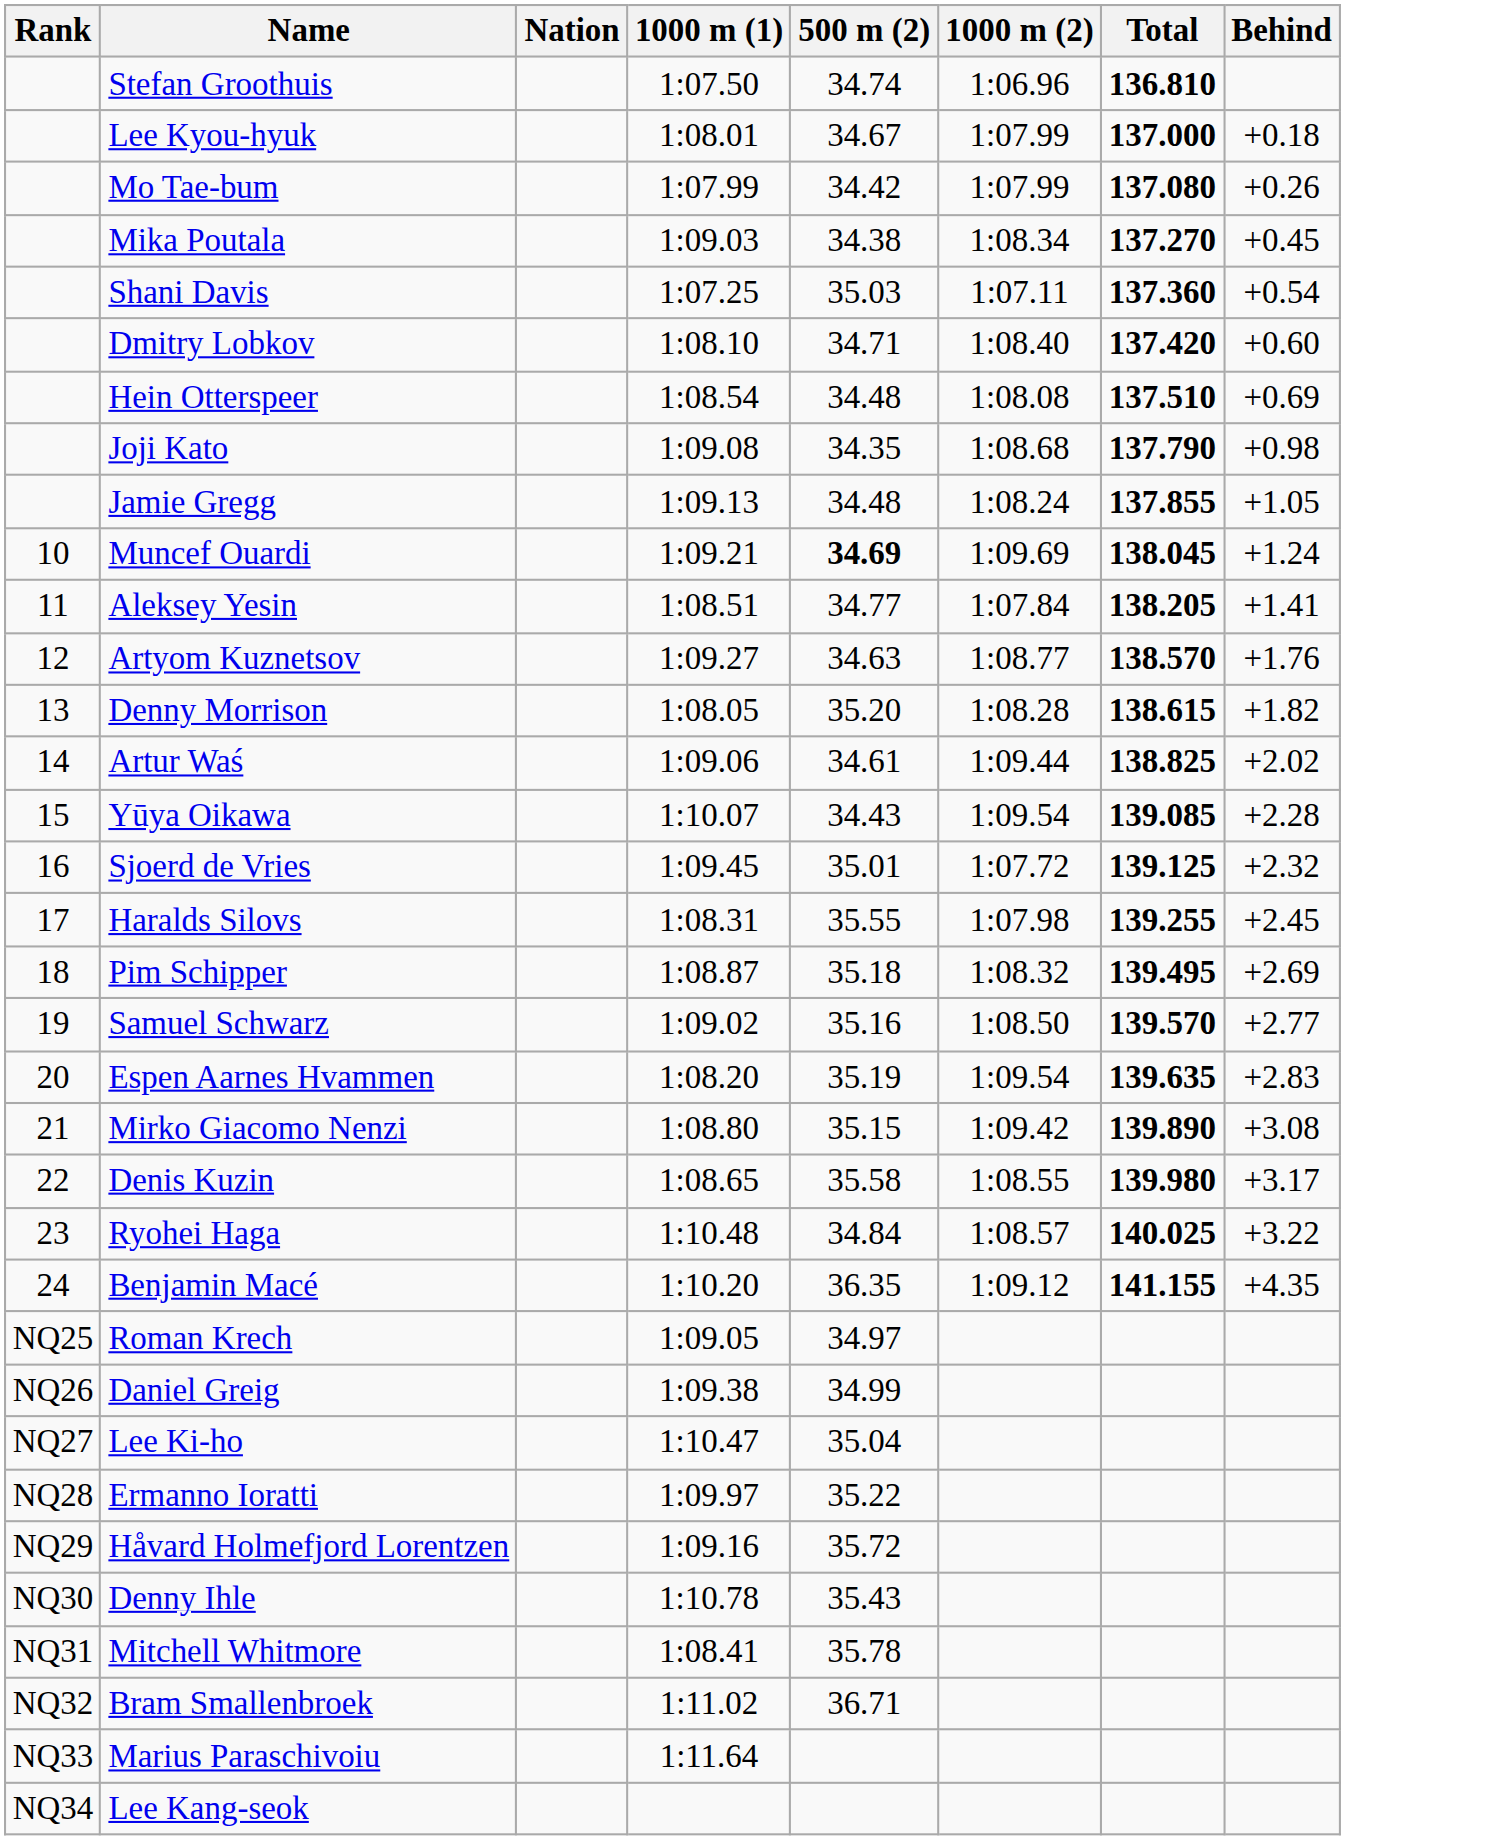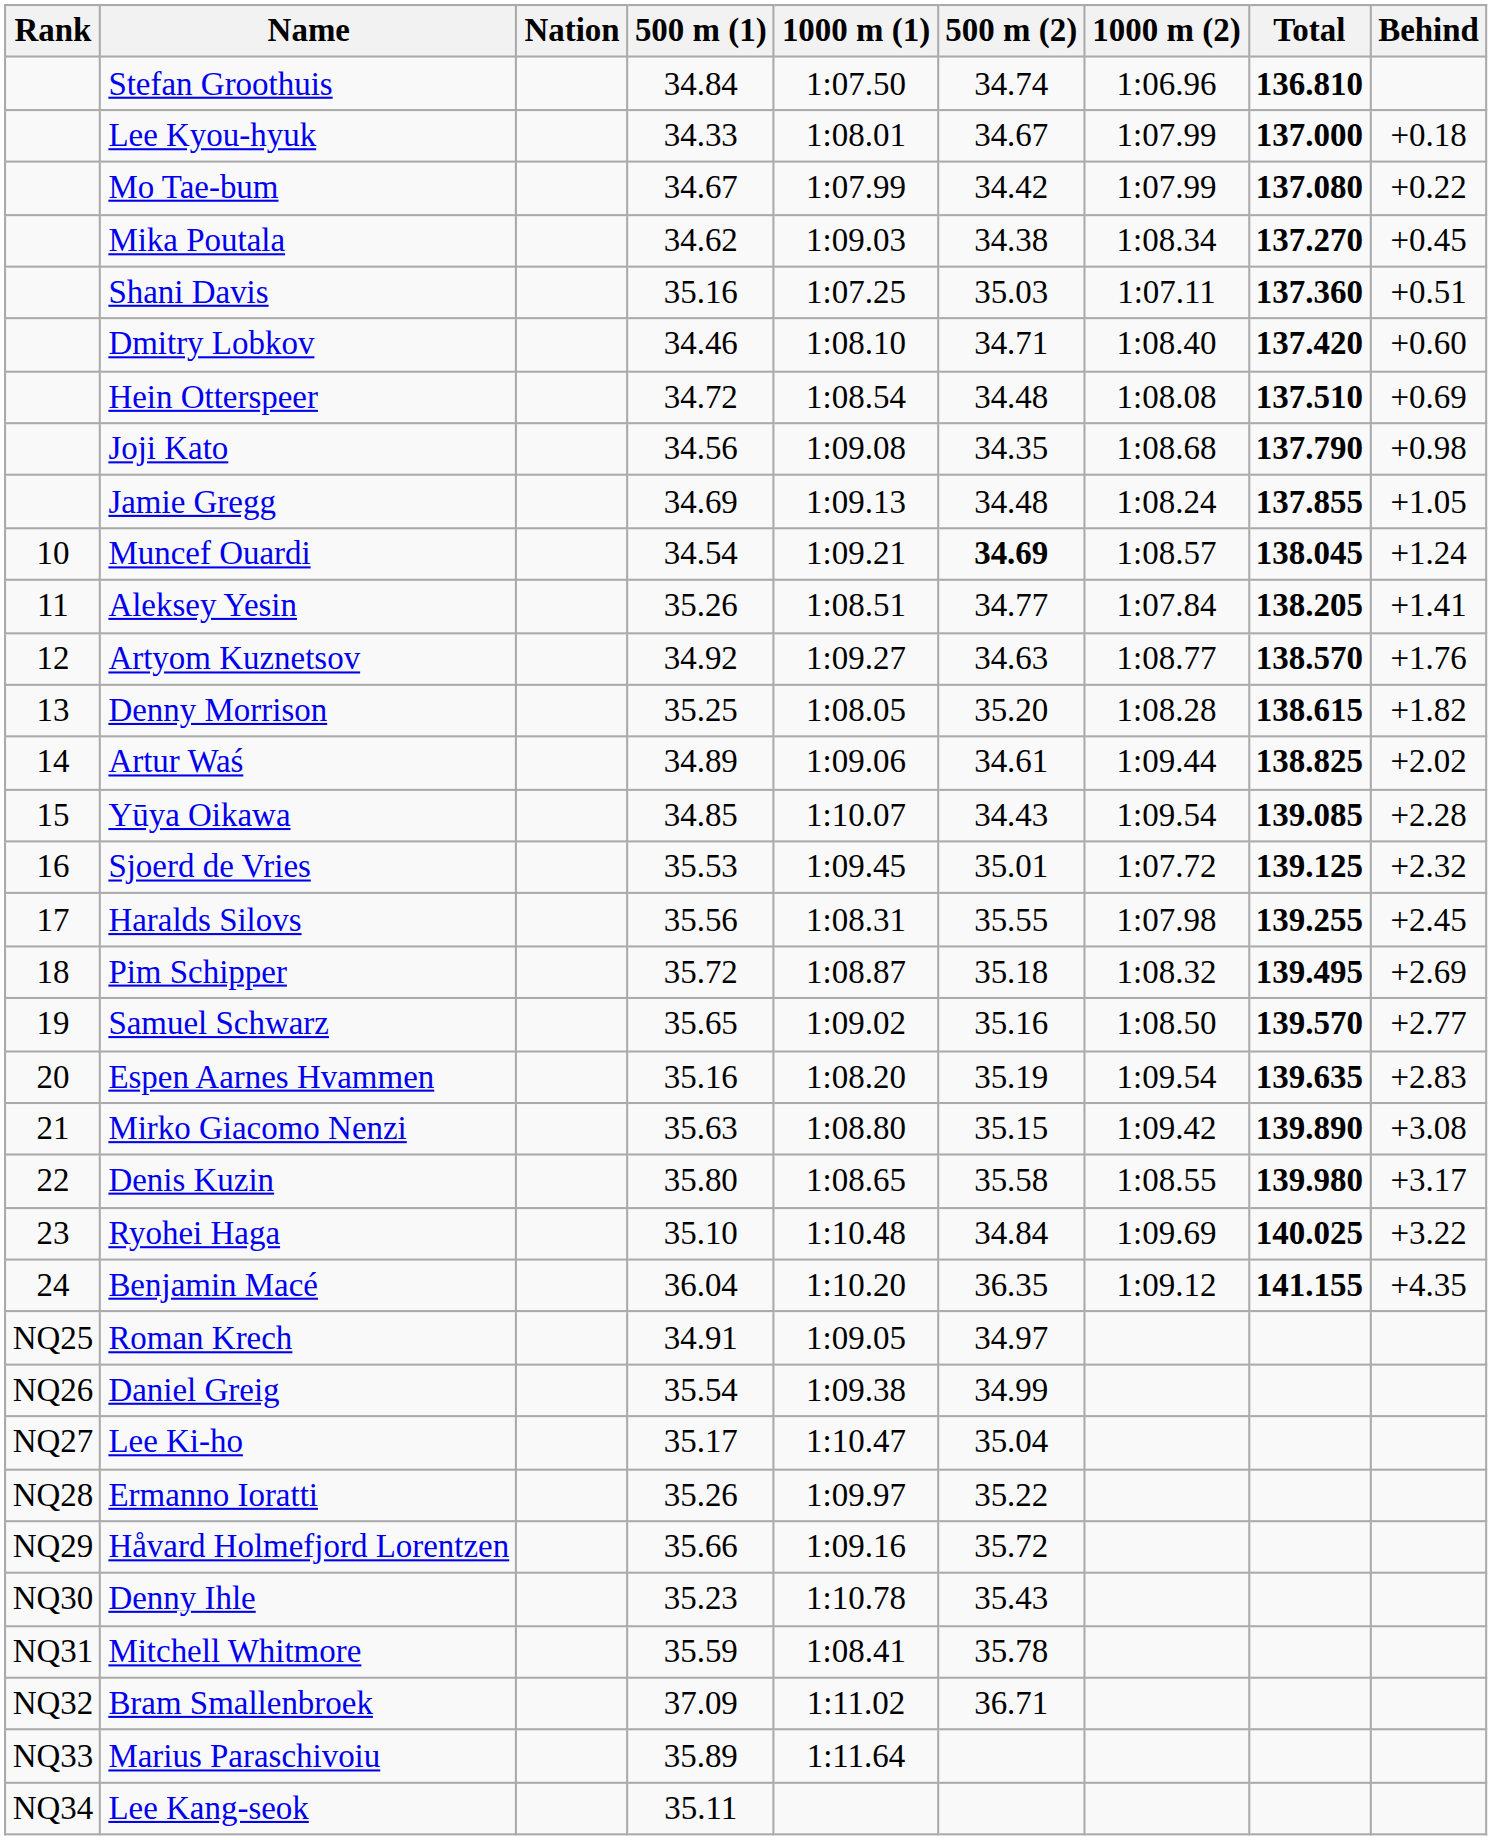+ column: (701, 30)
(1282, 187) +0.26 -> (1429, 187) +0.22
(1282, 291) +0.54 -> (1429, 291) +0.51
(1019, 553) 1:09.69 -> (1166, 553) 1:08.57
(1019, 1232) 1:08.57 -> (1166, 1232) 1:09.69
